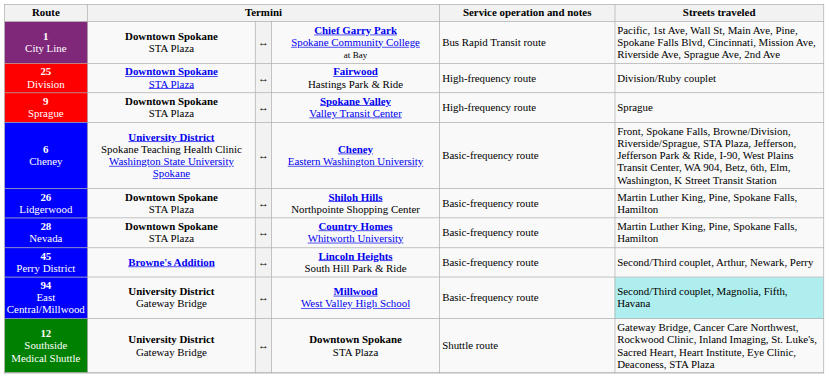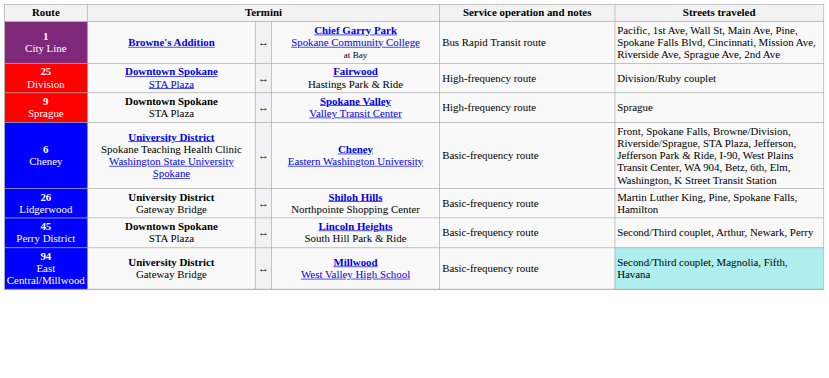(171, 42) Downtown Spokane STA Plaza -> (171, 42) Browne's Addition
(171, 203) Downtown Spokane STA Plaza -> (171, 203) University District Gateway Bridge
- row: (46, 233)
(171, 262) Browne's Addition -> (171, 232) Downtown Spokane STA Plaza
- row: (46, 346)
